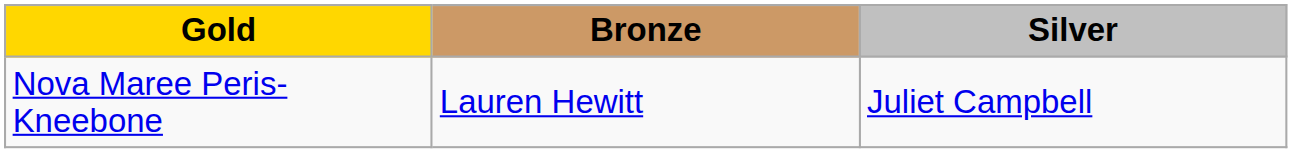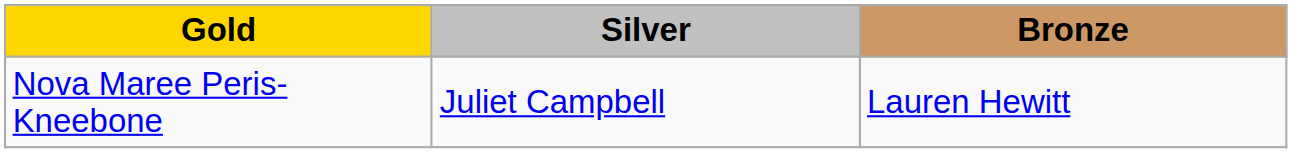columns swapped: (1073, 30) <-> (646, 30)
